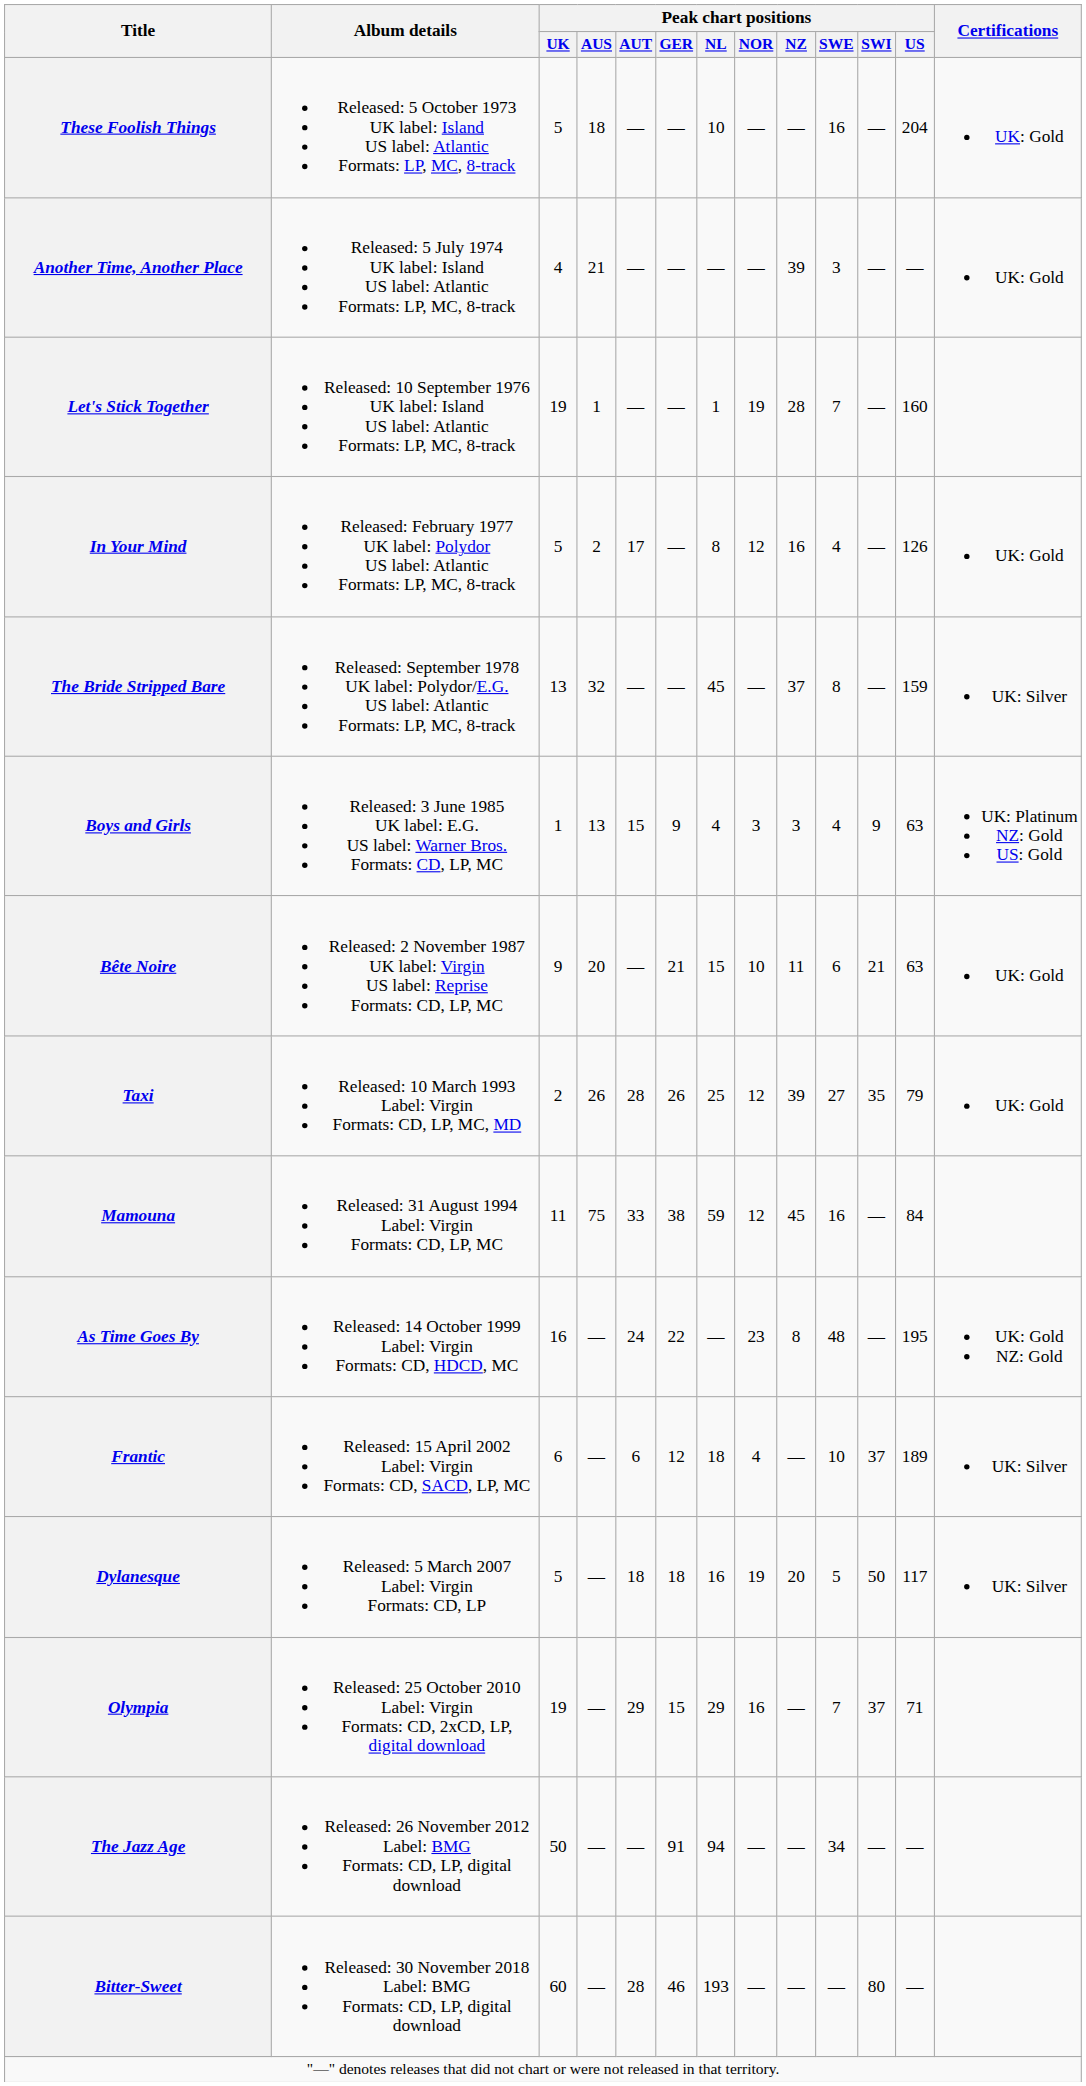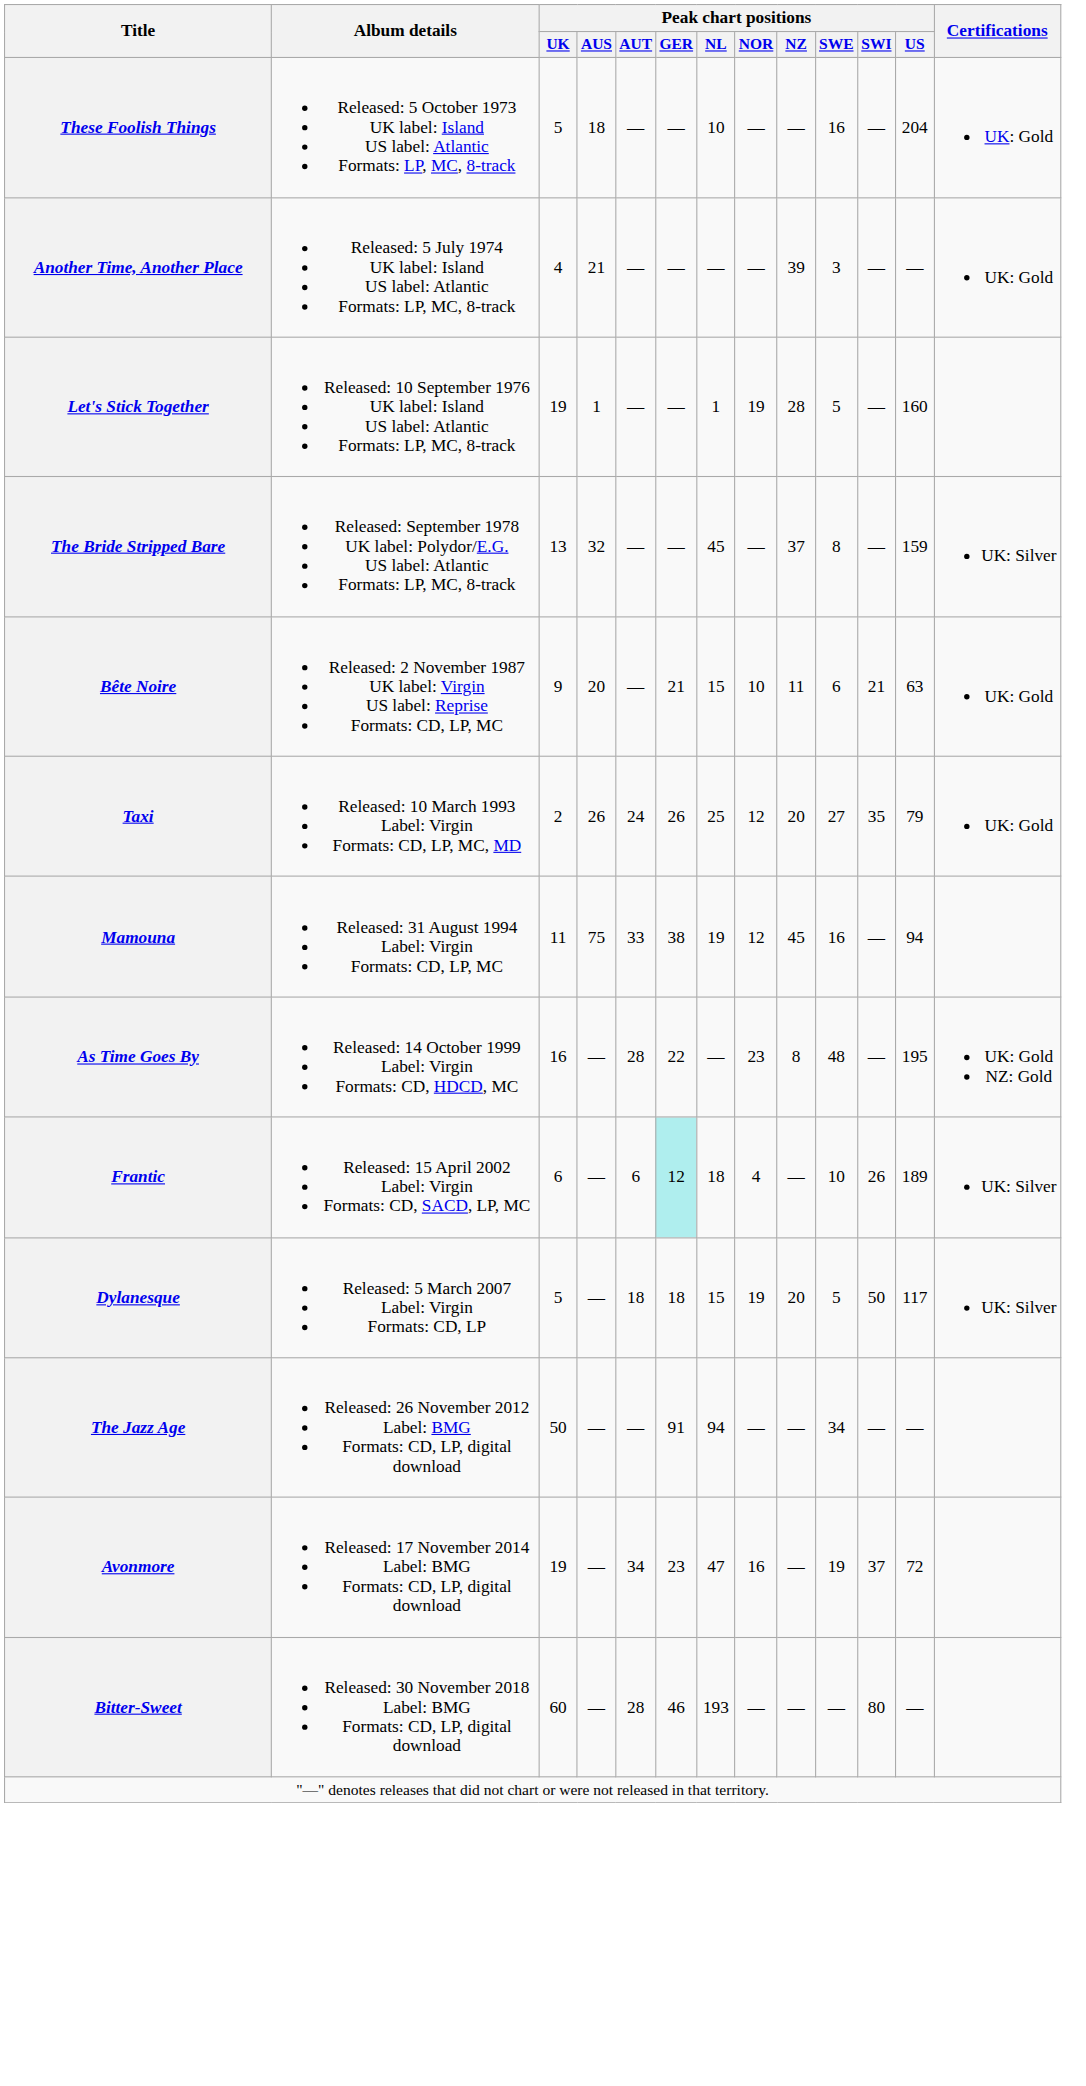(836, 406) 7 -> (836, 406) 5
- row: (138, 546)
- row: (138, 826)
(636, 1095) 28 -> (636, 816) 24
(796, 1095) 39 -> (796, 816) 20
(716, 1216) 59 -> (716, 936) 19
(915, 1216) 84 -> (915, 936) 94
(636, 1336) 24 -> (636, 1056) 28
(676, 1456) no background -> (676, 1177) paleturquoise background
(876, 1456) 37 -> (876, 1177) 26
(716, 1576) 16 -> (716, 1297) 15
- row: (138, 1706)
+ row: (138, 1567)
